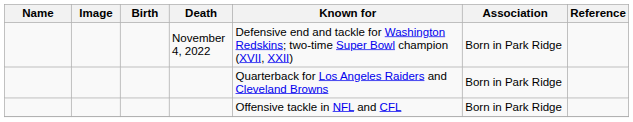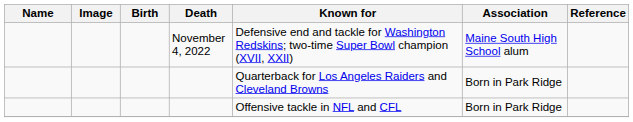(514, 44) Born in Park Ridge -> (511, 44) Maine South High School alum
